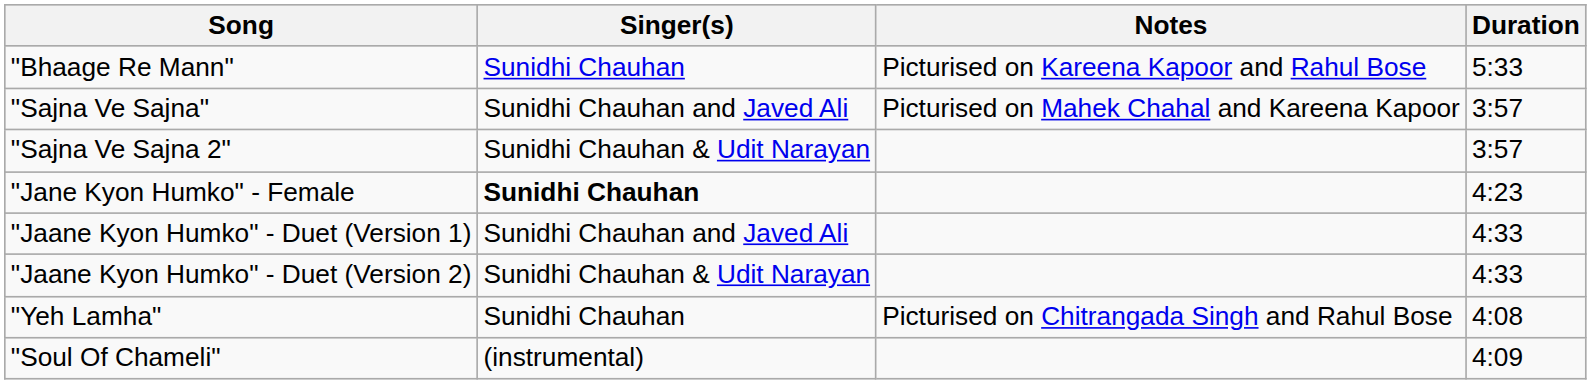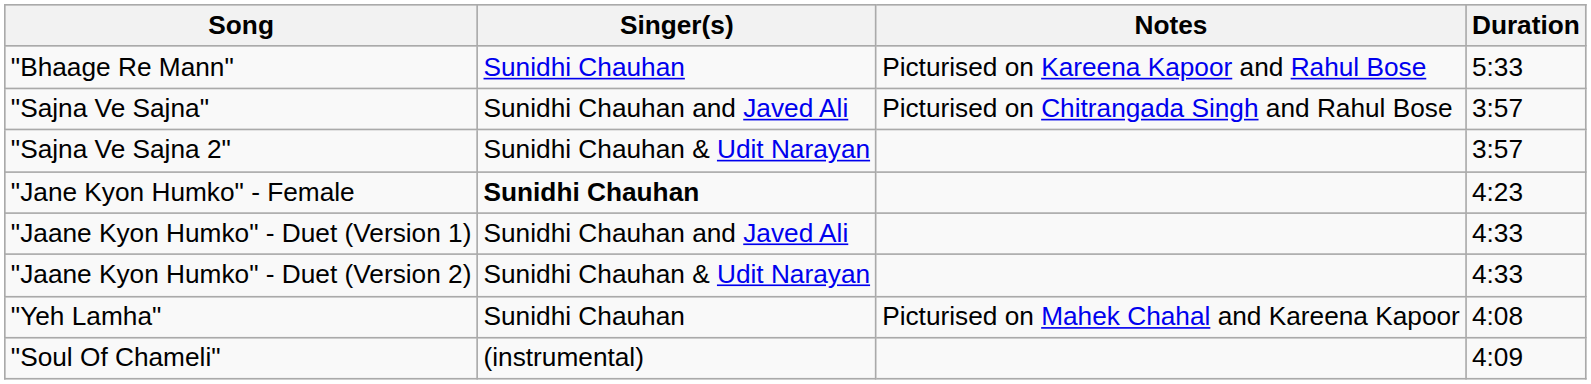(1171, 108) Picturised on Mahek Chahal and Kareena Kapoor -> (1167, 108) Picturised on Chitrangada Singh and Rahul Bose
(1167, 316) Picturised on Chitrangada Singh and Rahul Bose -> (1171, 316) Picturised on Mahek Chahal and Kareena Kapoor
